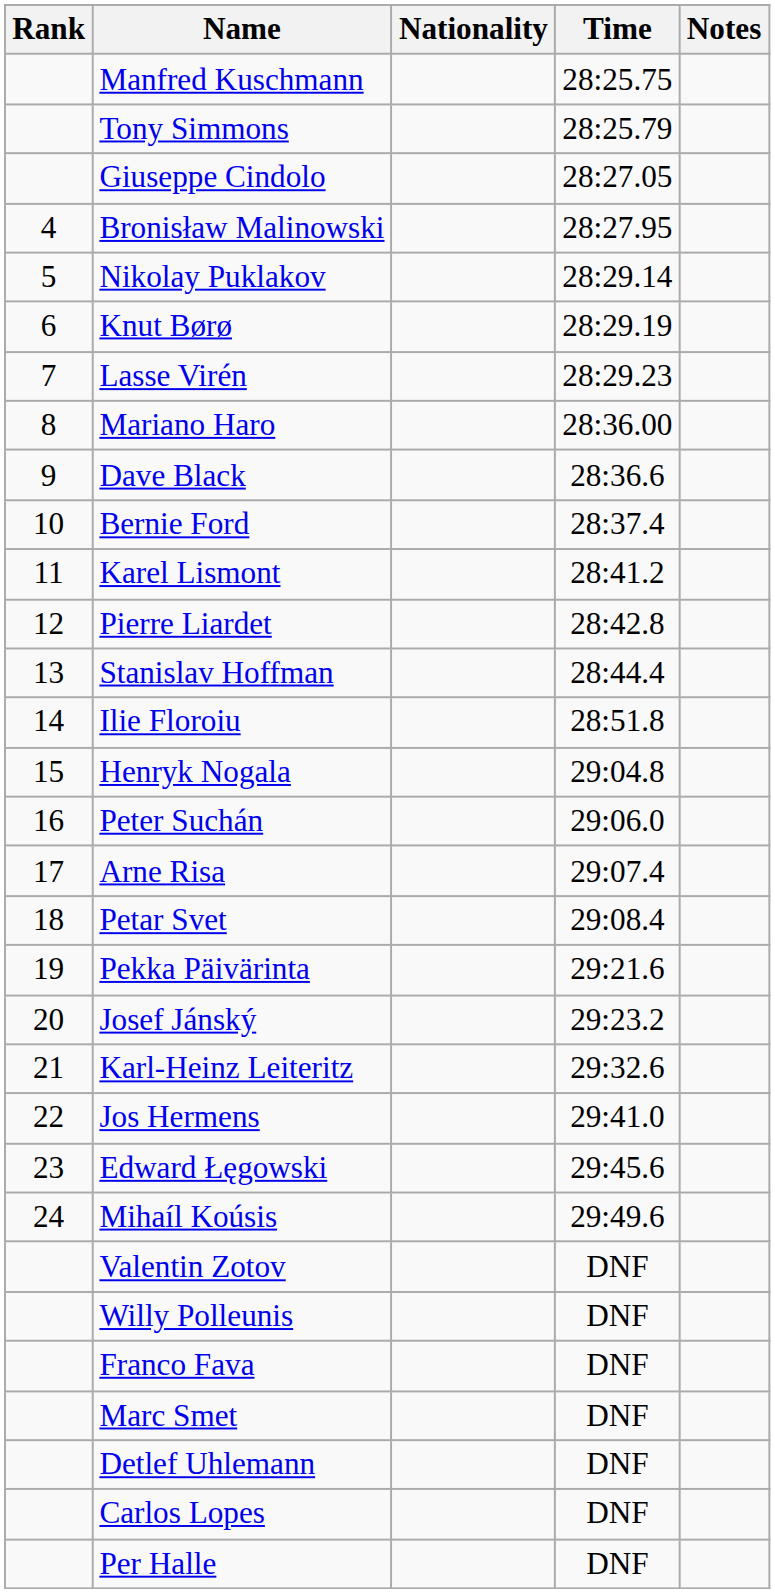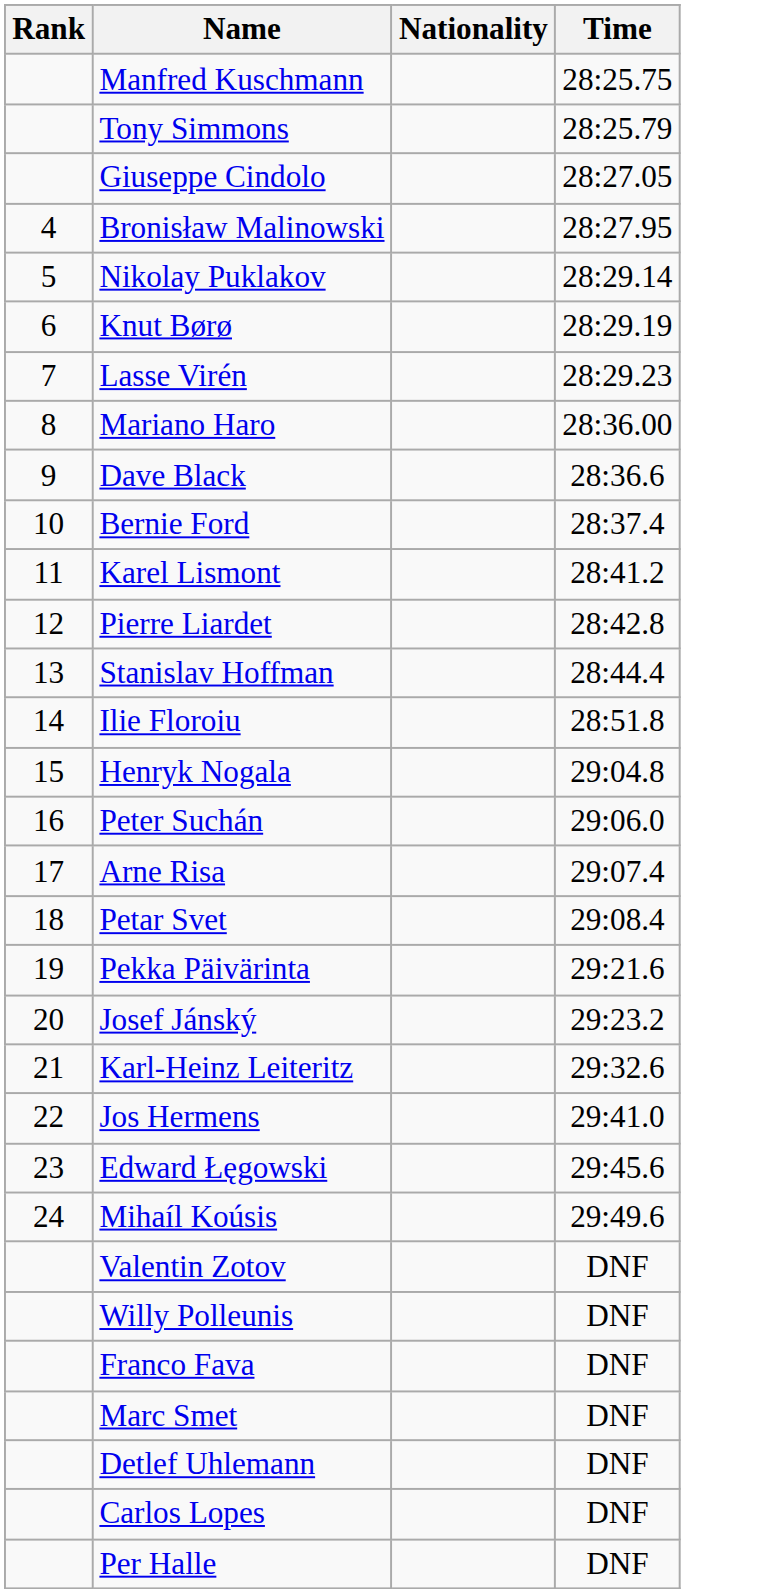- column: (724, 29)
